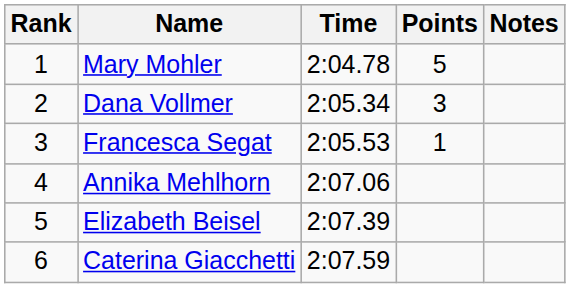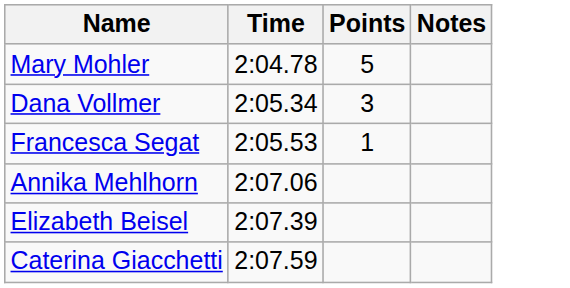- column: (41, 24)
